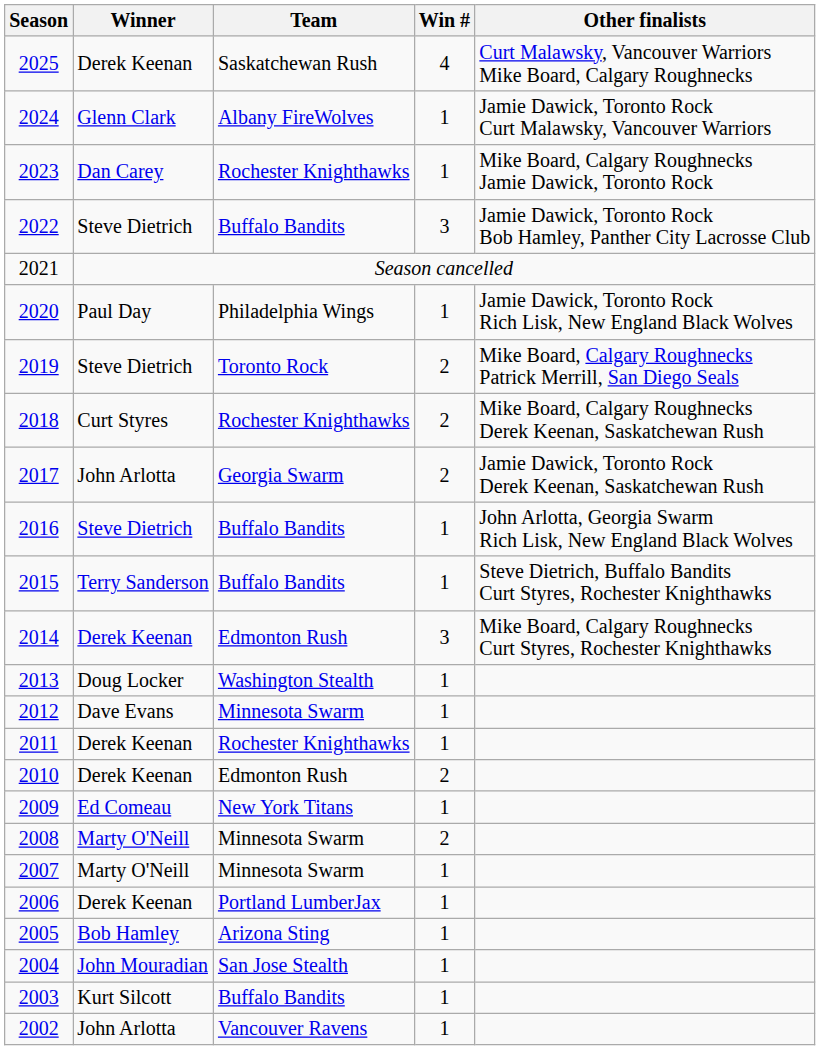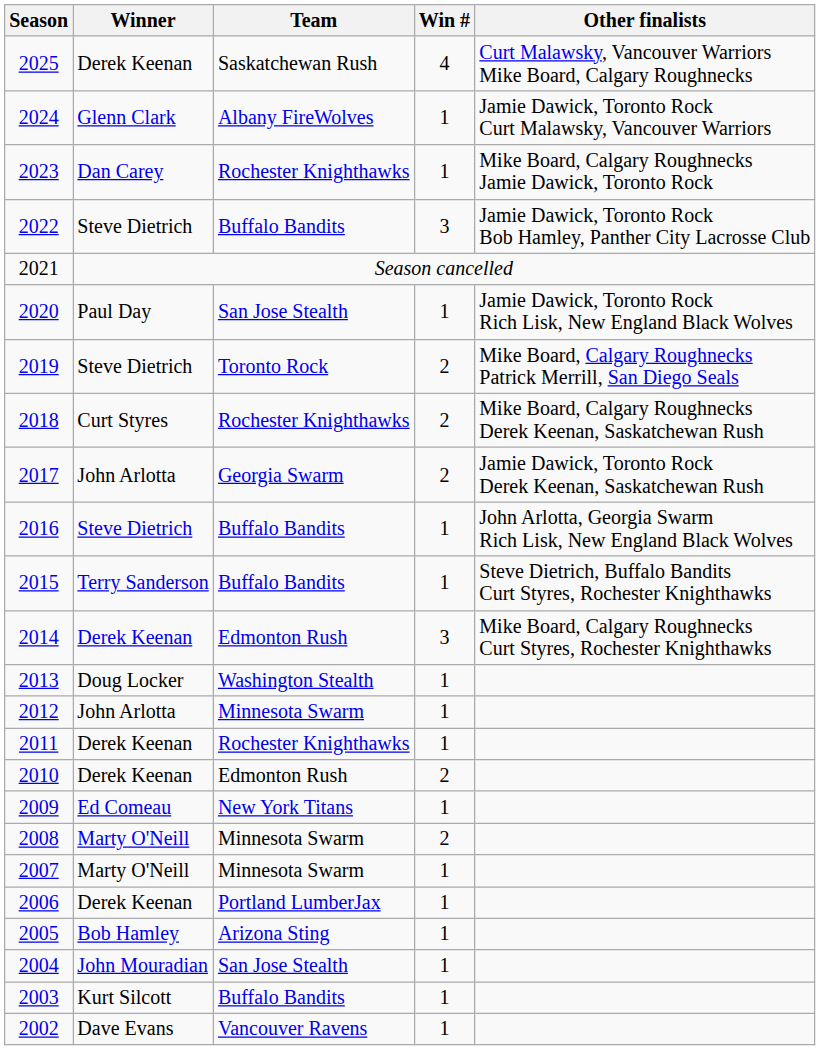(296, 311) Philadelphia Wings -> (283, 311) San Jose Stealth
(125, 711) Dave Evans -> (127, 711) John Arlotta
(127, 1029) John Arlotta -> (125, 1029) Dave Evans
